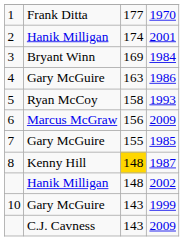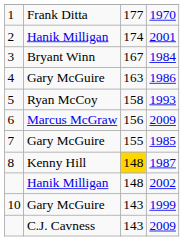(133, 57) 169 -> (133, 57) 167
